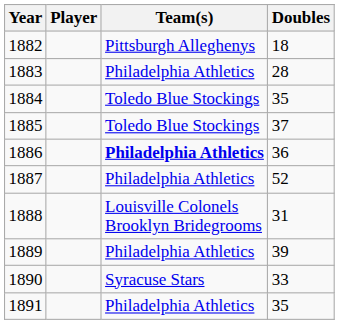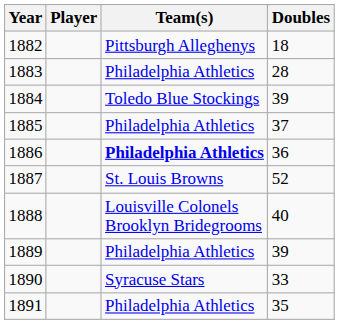(280, 98) 35 -> (280, 98) 39
(182, 125) Toledo Blue Stockings -> (180, 125) Philadelphia Athletics
(180, 179) Philadelphia Athletics -> (164, 179) St. Louis Browns
(280, 215) 31 -> (280, 215) 40
